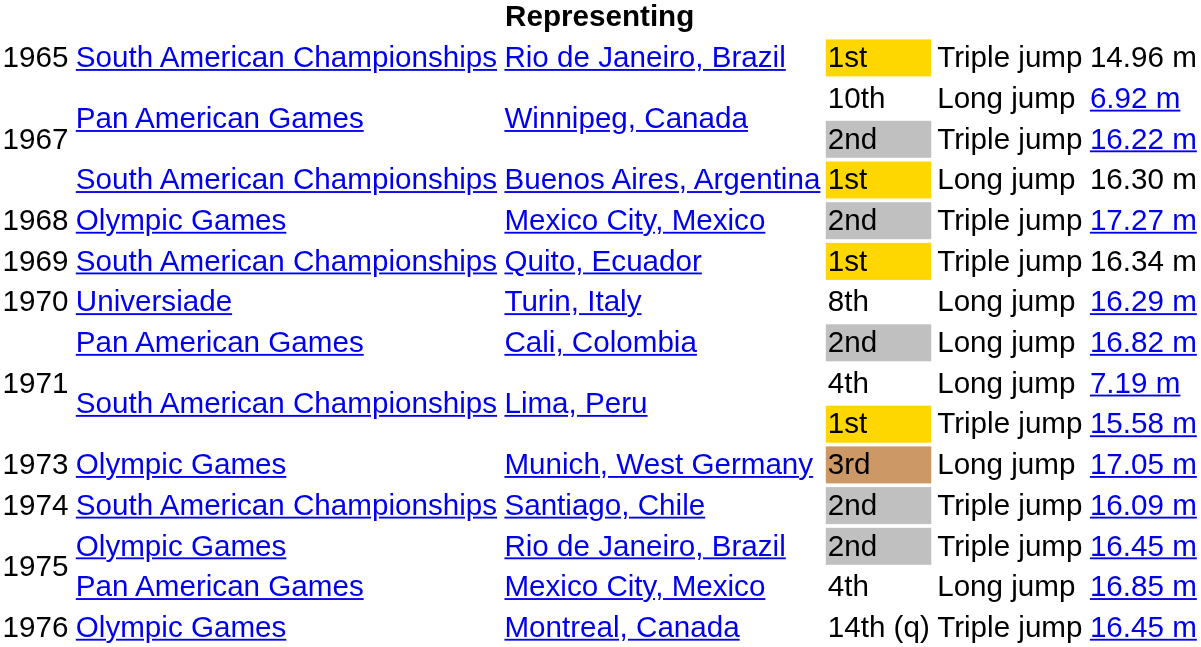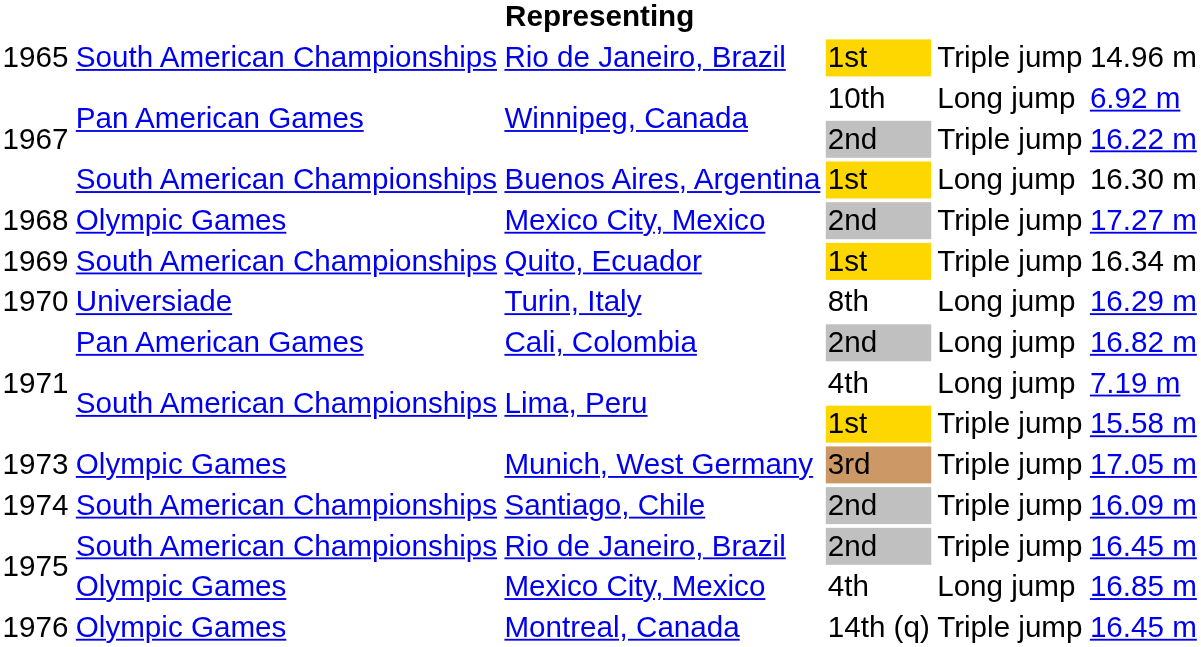(1006, 464) Long jump -> (1010, 464) Triple jump
(181, 545) Olympic Games -> (286, 545) South American Championships
(220, 586) Pan American Games -> (181, 586) Olympic Games
